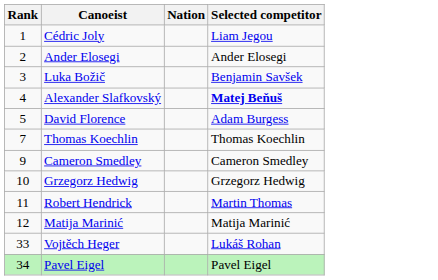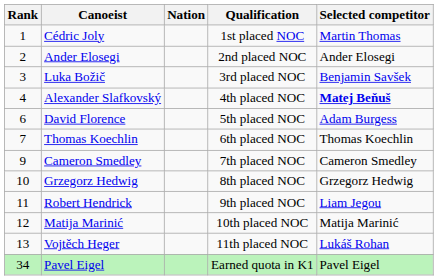+ column: (262, 14)
(242, 35) Liam Jegou -> (360, 35) Martin Thomas
(23, 118) 5 -> (23, 118) 6
(252, 202) Martin Thomas -> (350, 202) Liam Jegou
(23, 243) 33 -> (23, 243) 13
